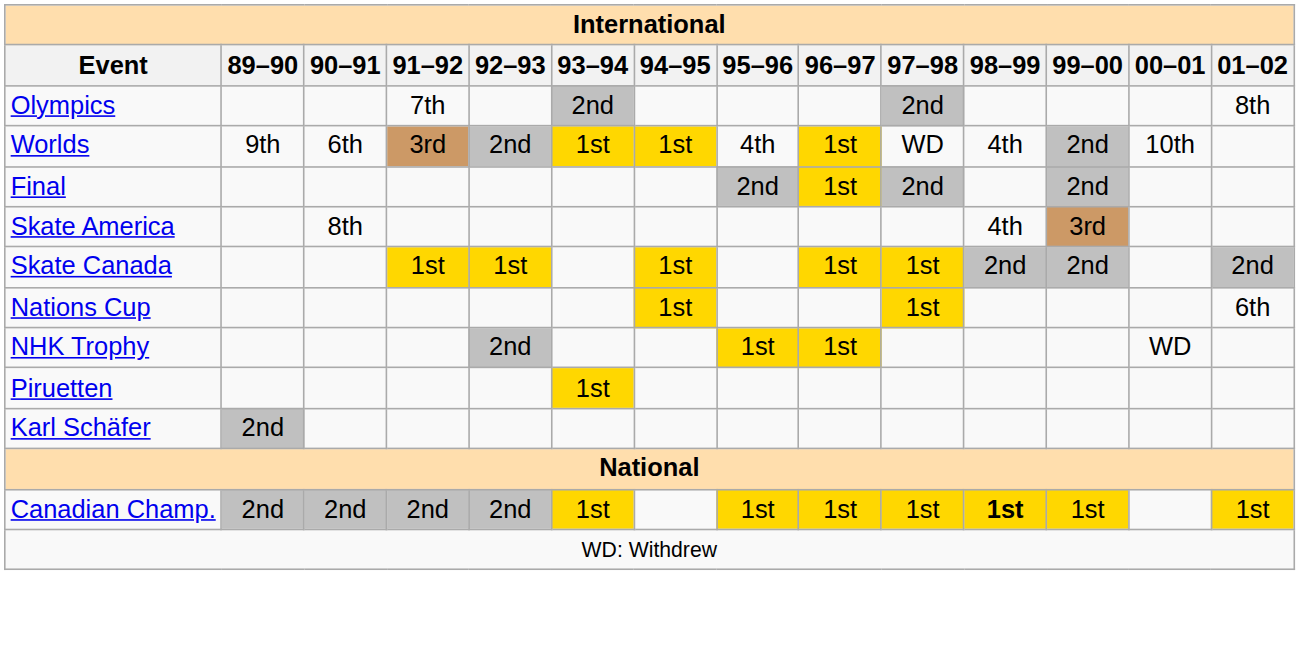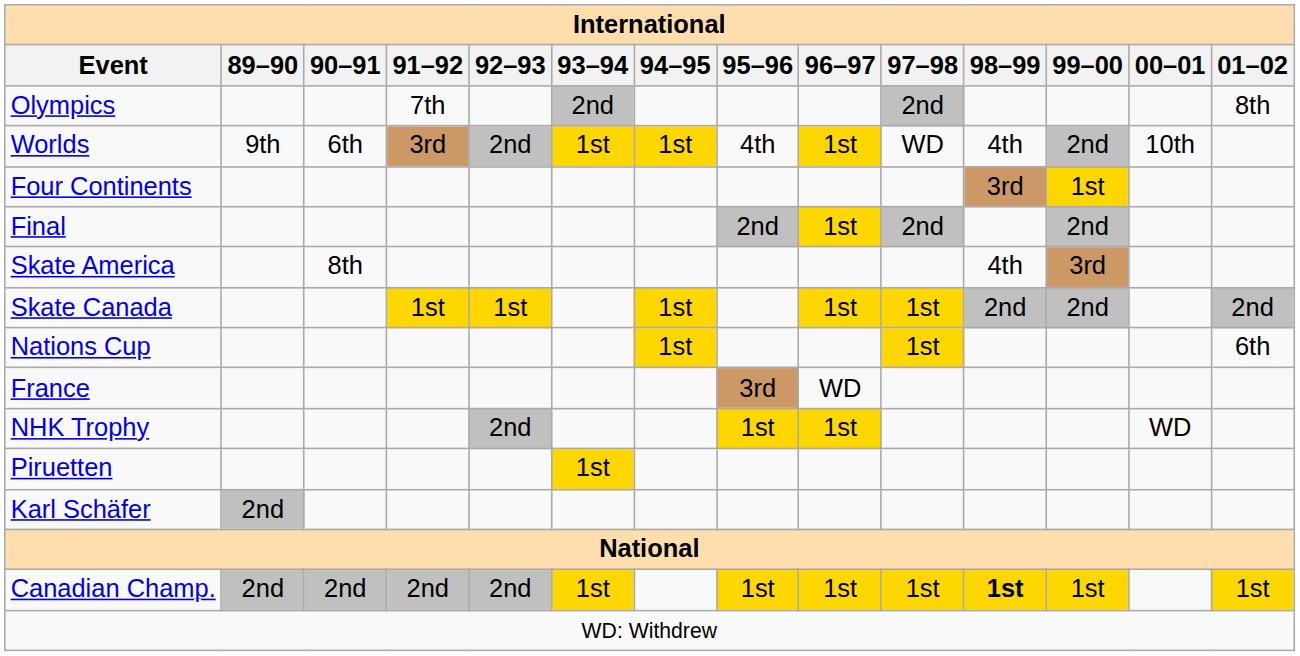+ row: (101, 186)
+ row: (50, 387)
